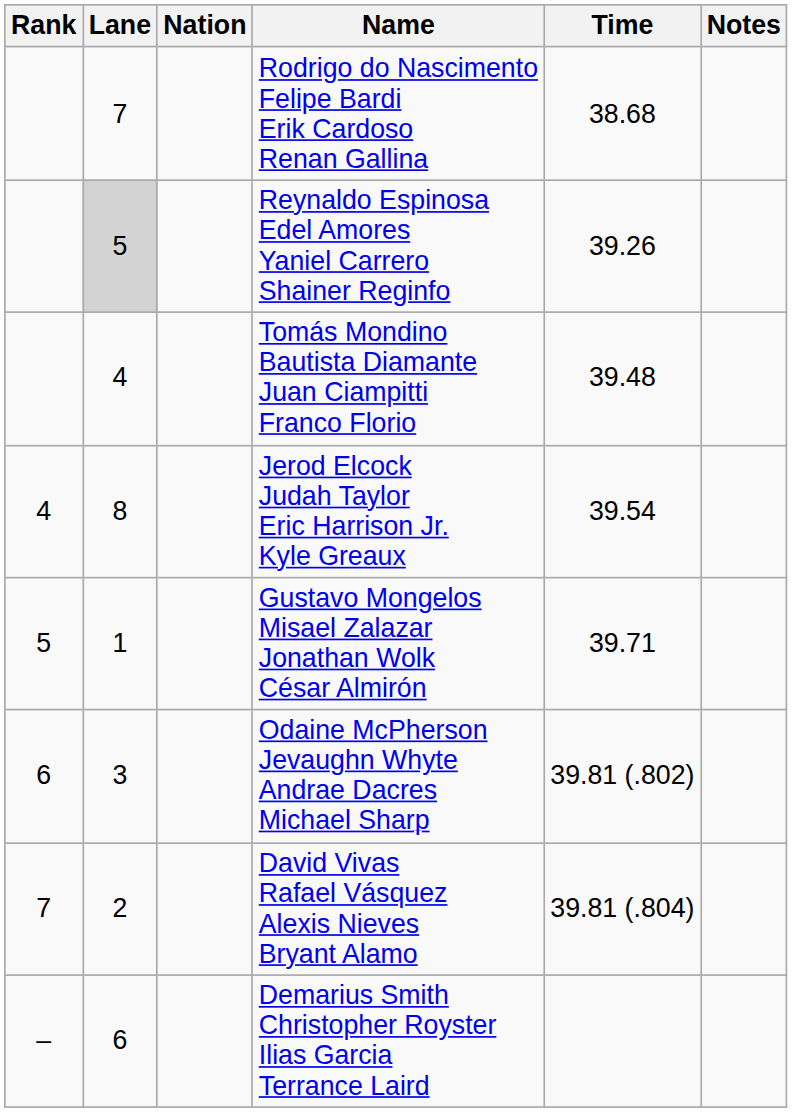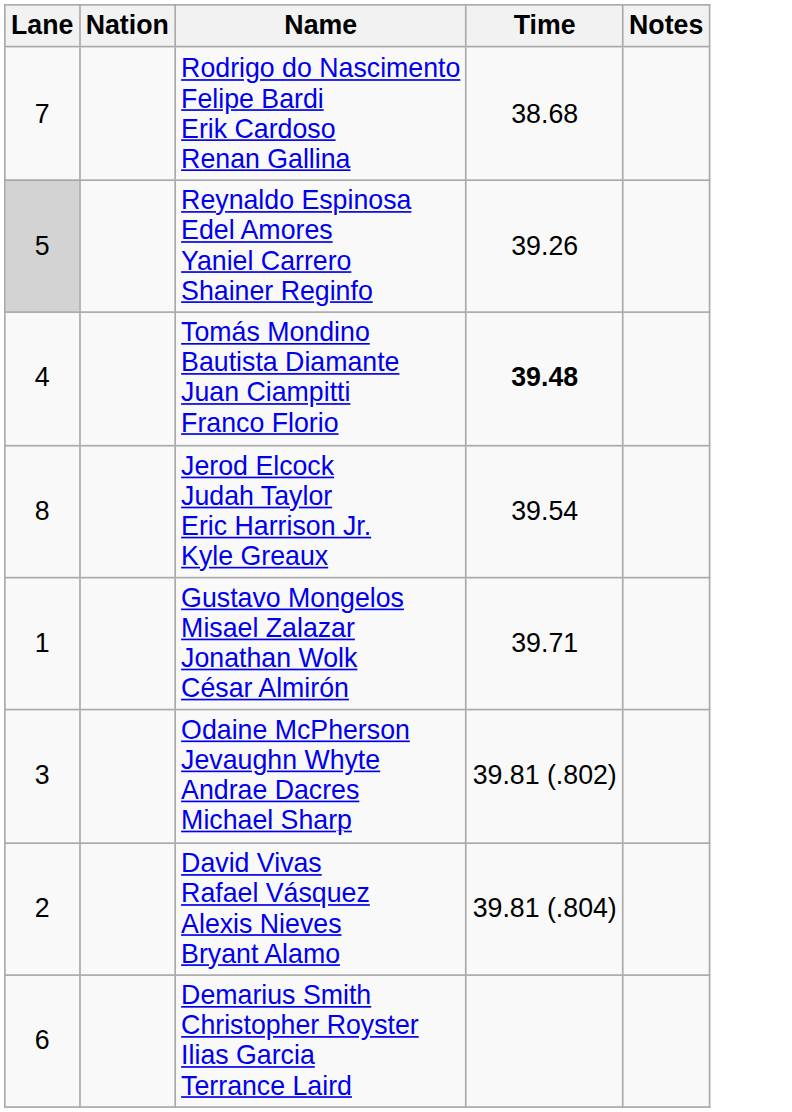- column: (44, 25)
(622, 378) normal -> (545, 378) bold
